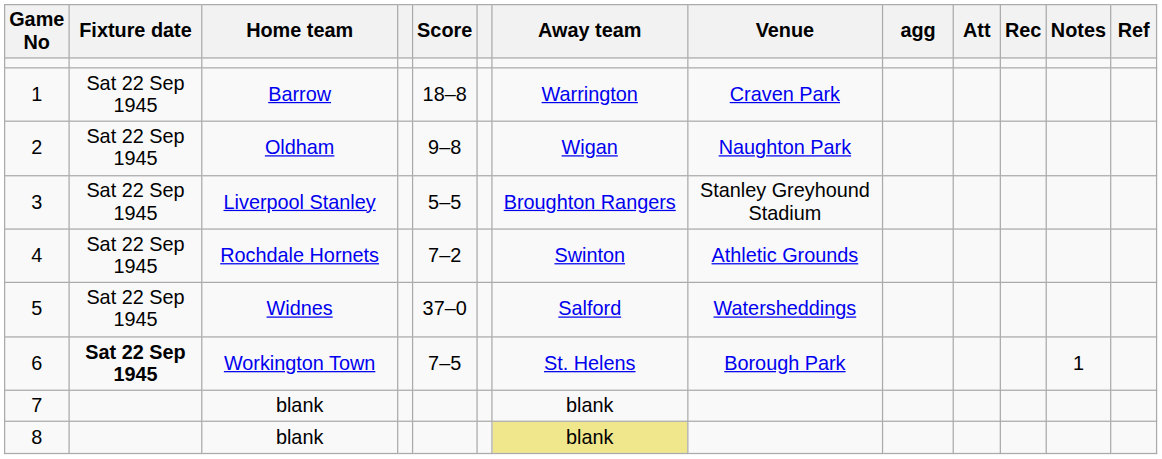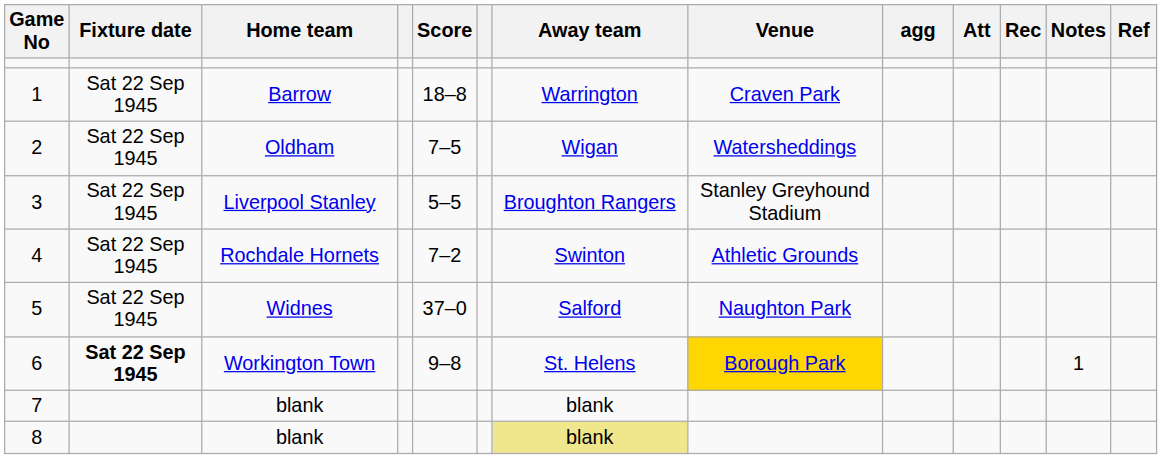(445, 148) 9–8 -> (445, 148) 7–5
(785, 148) Naughton Park -> (785, 148) Watersheddings
(785, 309) Watersheddings -> (785, 309) Naughton Park
(445, 363) 7–5 -> (445, 363) 9–8
(785, 363) no background -> (785, 363) gold background
